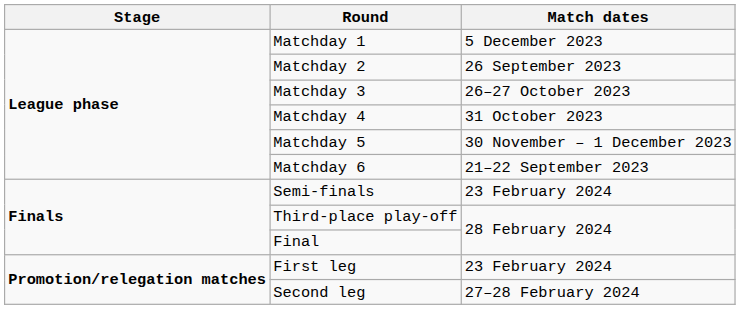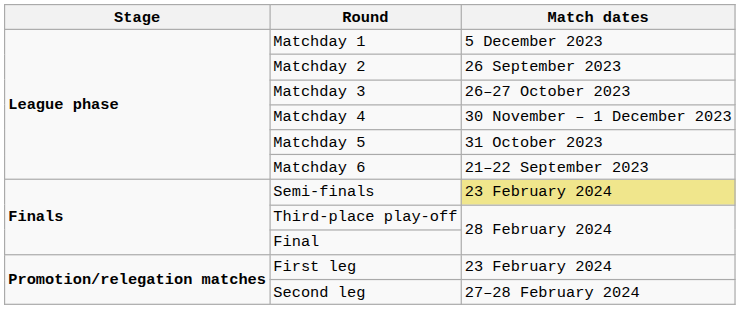(534, 117) 31 October 2023 -> (598, 117) 30 November – 1 December 2023
(598, 142) 30 November – 1 December 2023 -> (534, 142) 31 October 2023
(538, 192) no background -> (538, 192) khaki background
